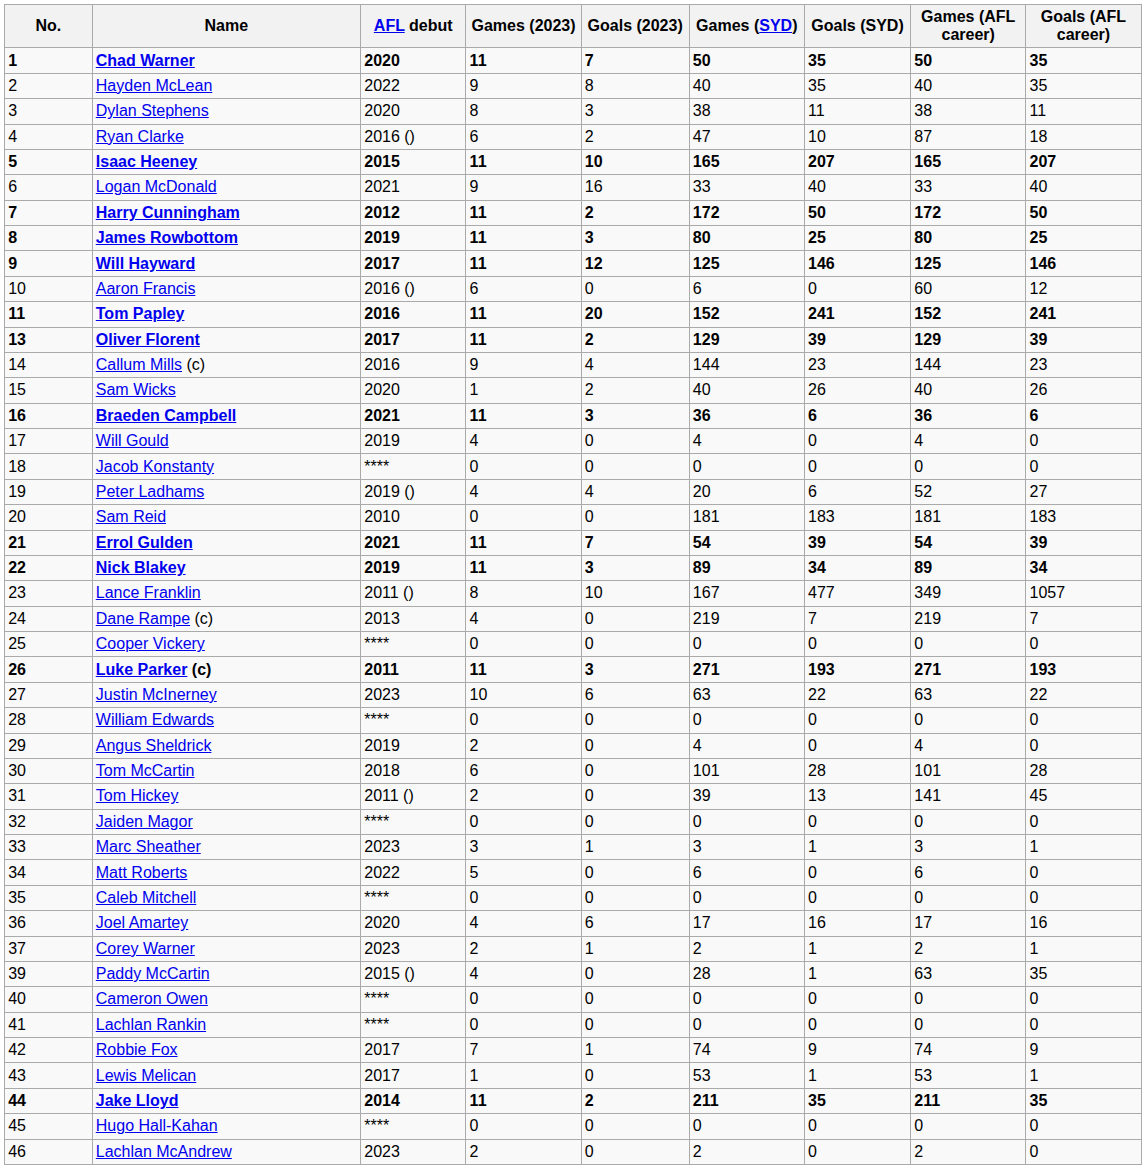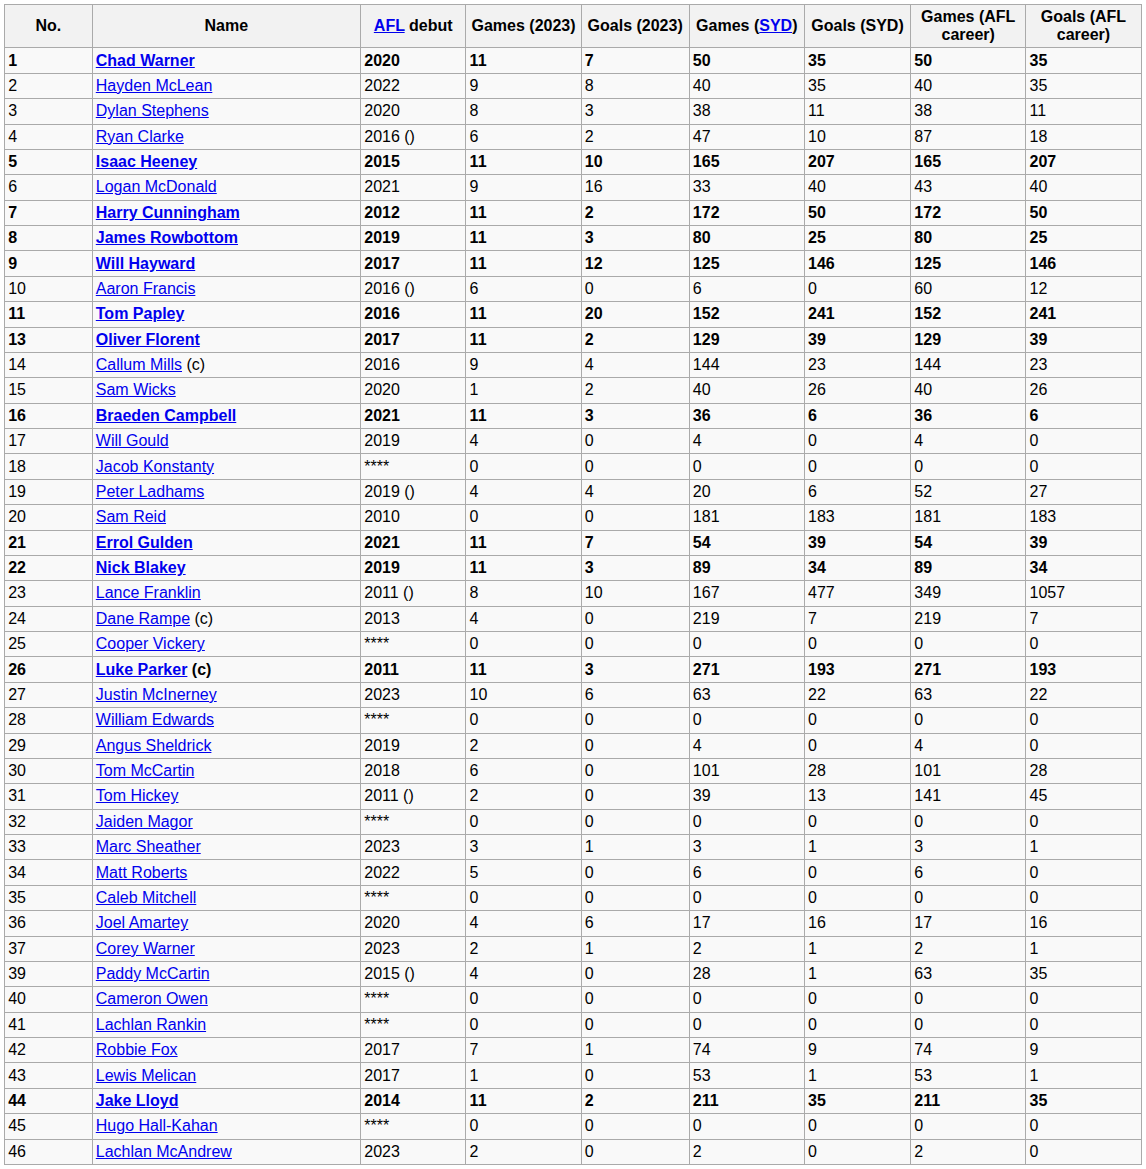(923, 187) 33 -> (923, 187) 43
